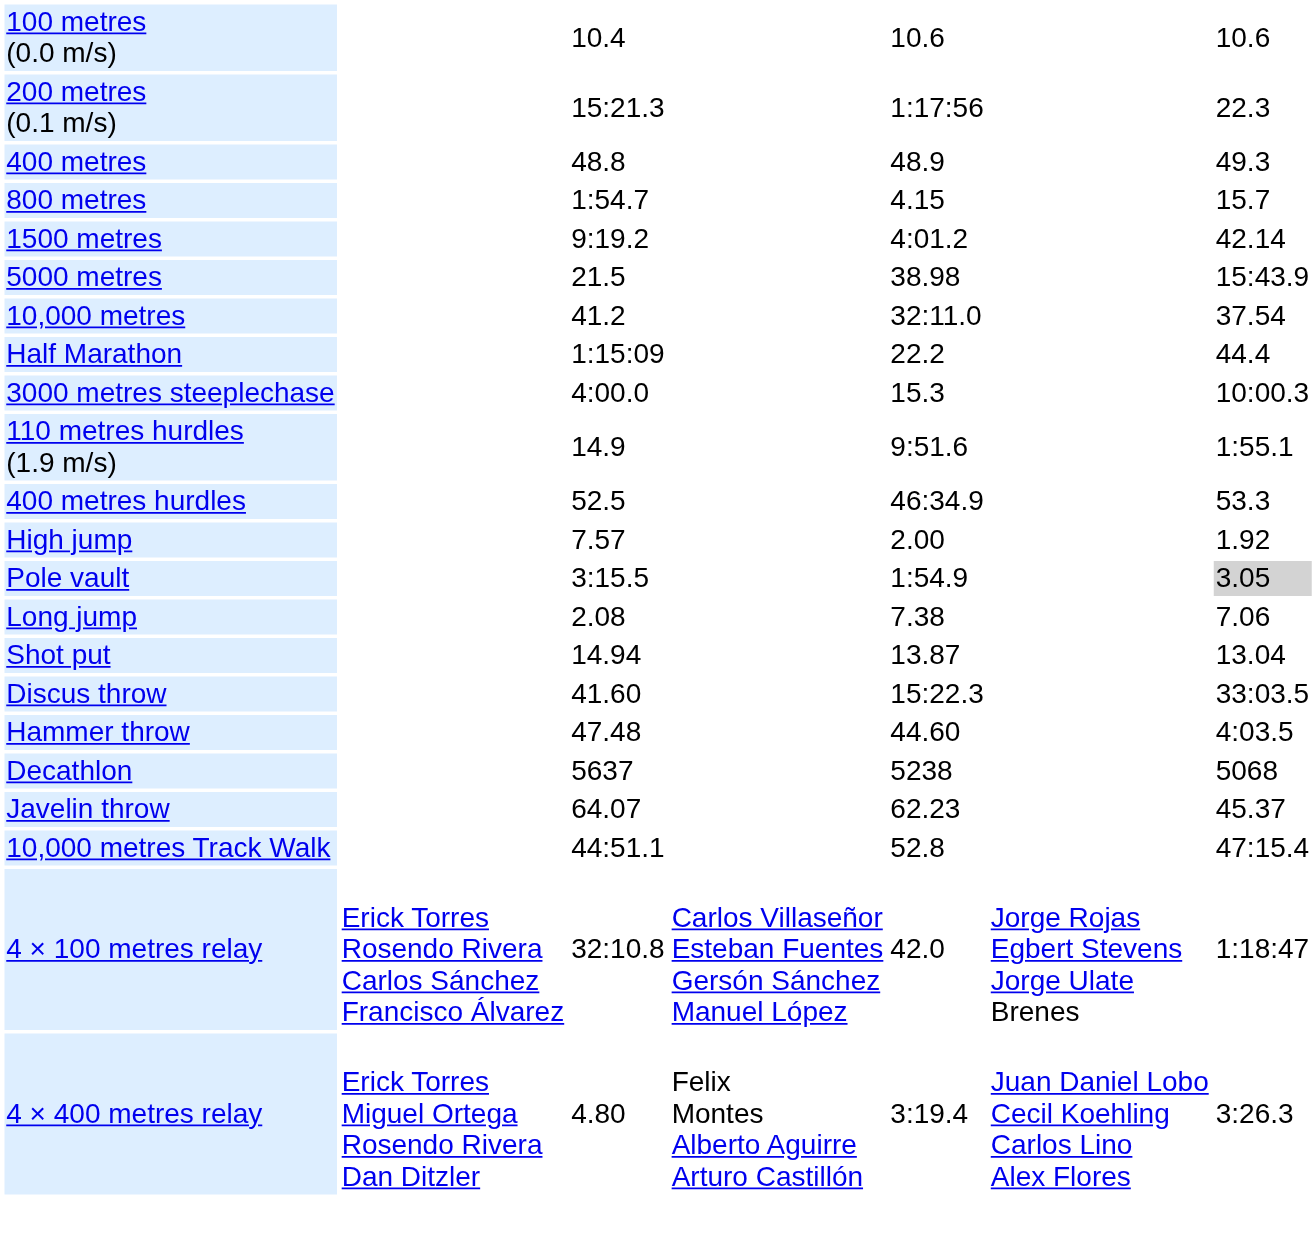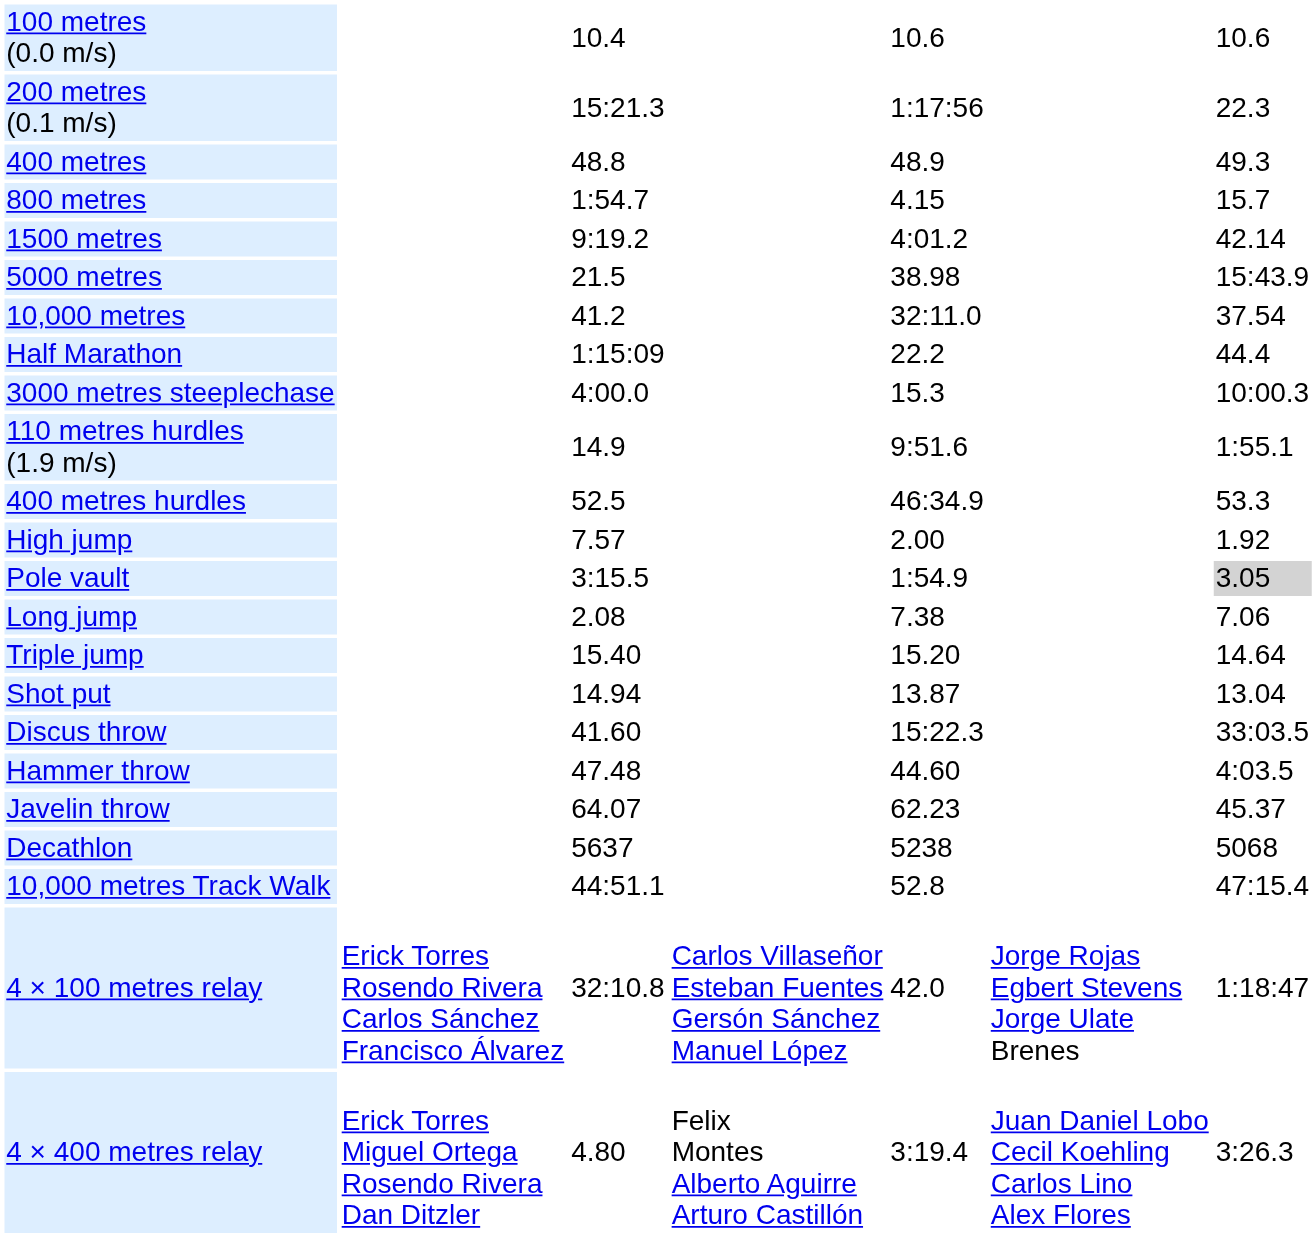+ row: (75, 655)
rows swapped: (88, 809) <-> (69, 770)
